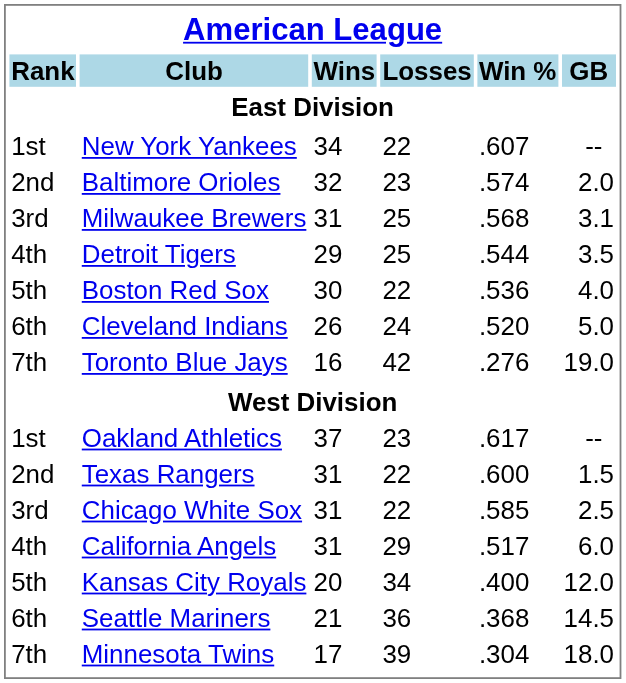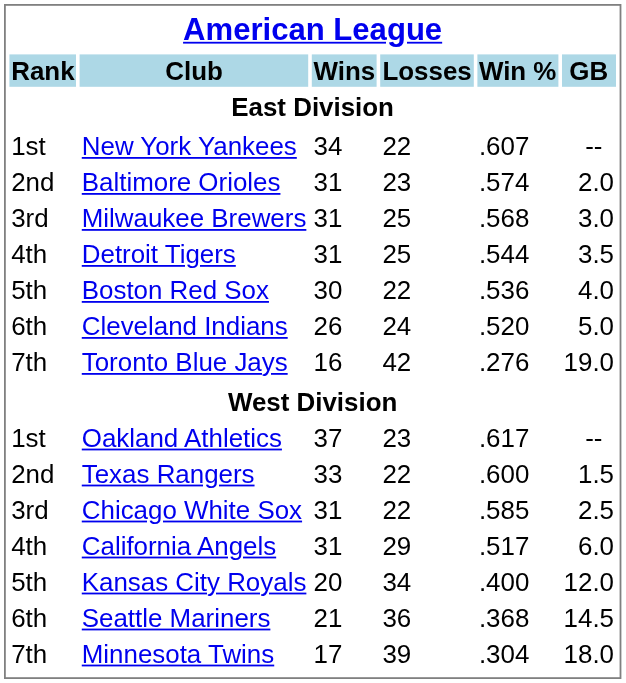(328, 182) 32 -> (328, 182) 31
(589, 218) 3.1 -> (589, 218) 3.0
(328, 254) 29 -> (328, 254) 31
(328, 474) 31 -> (328, 474) 33
